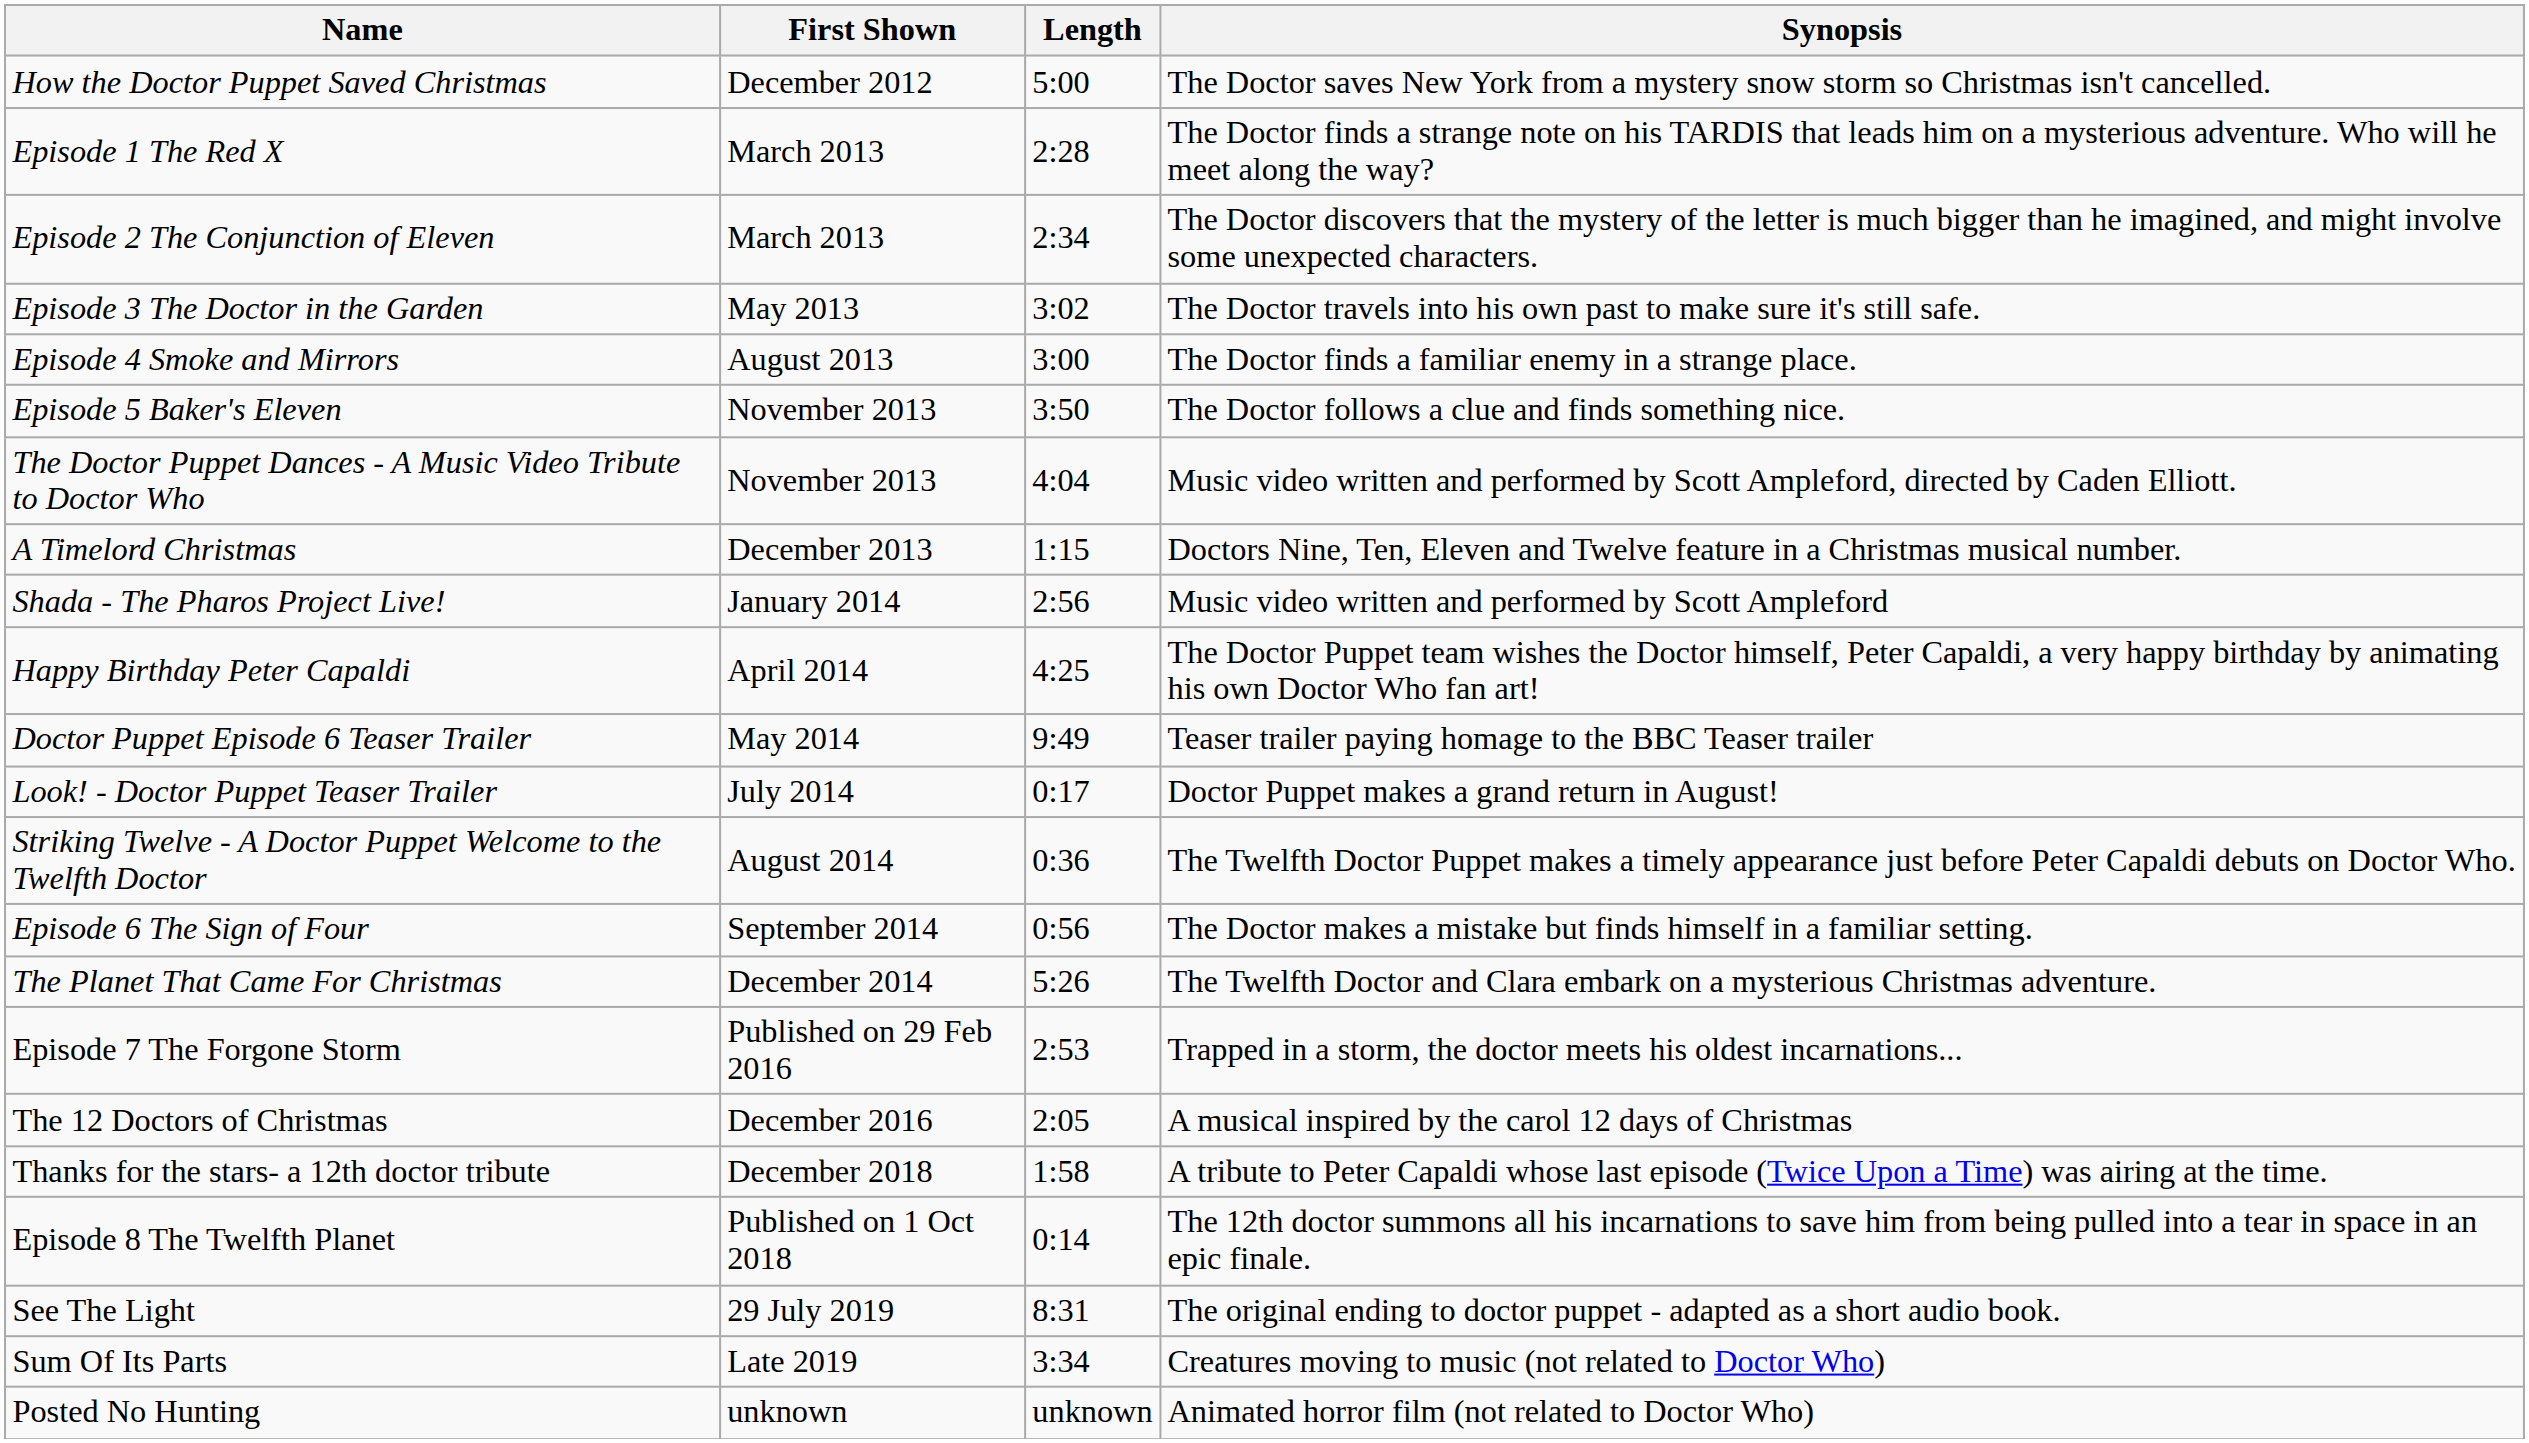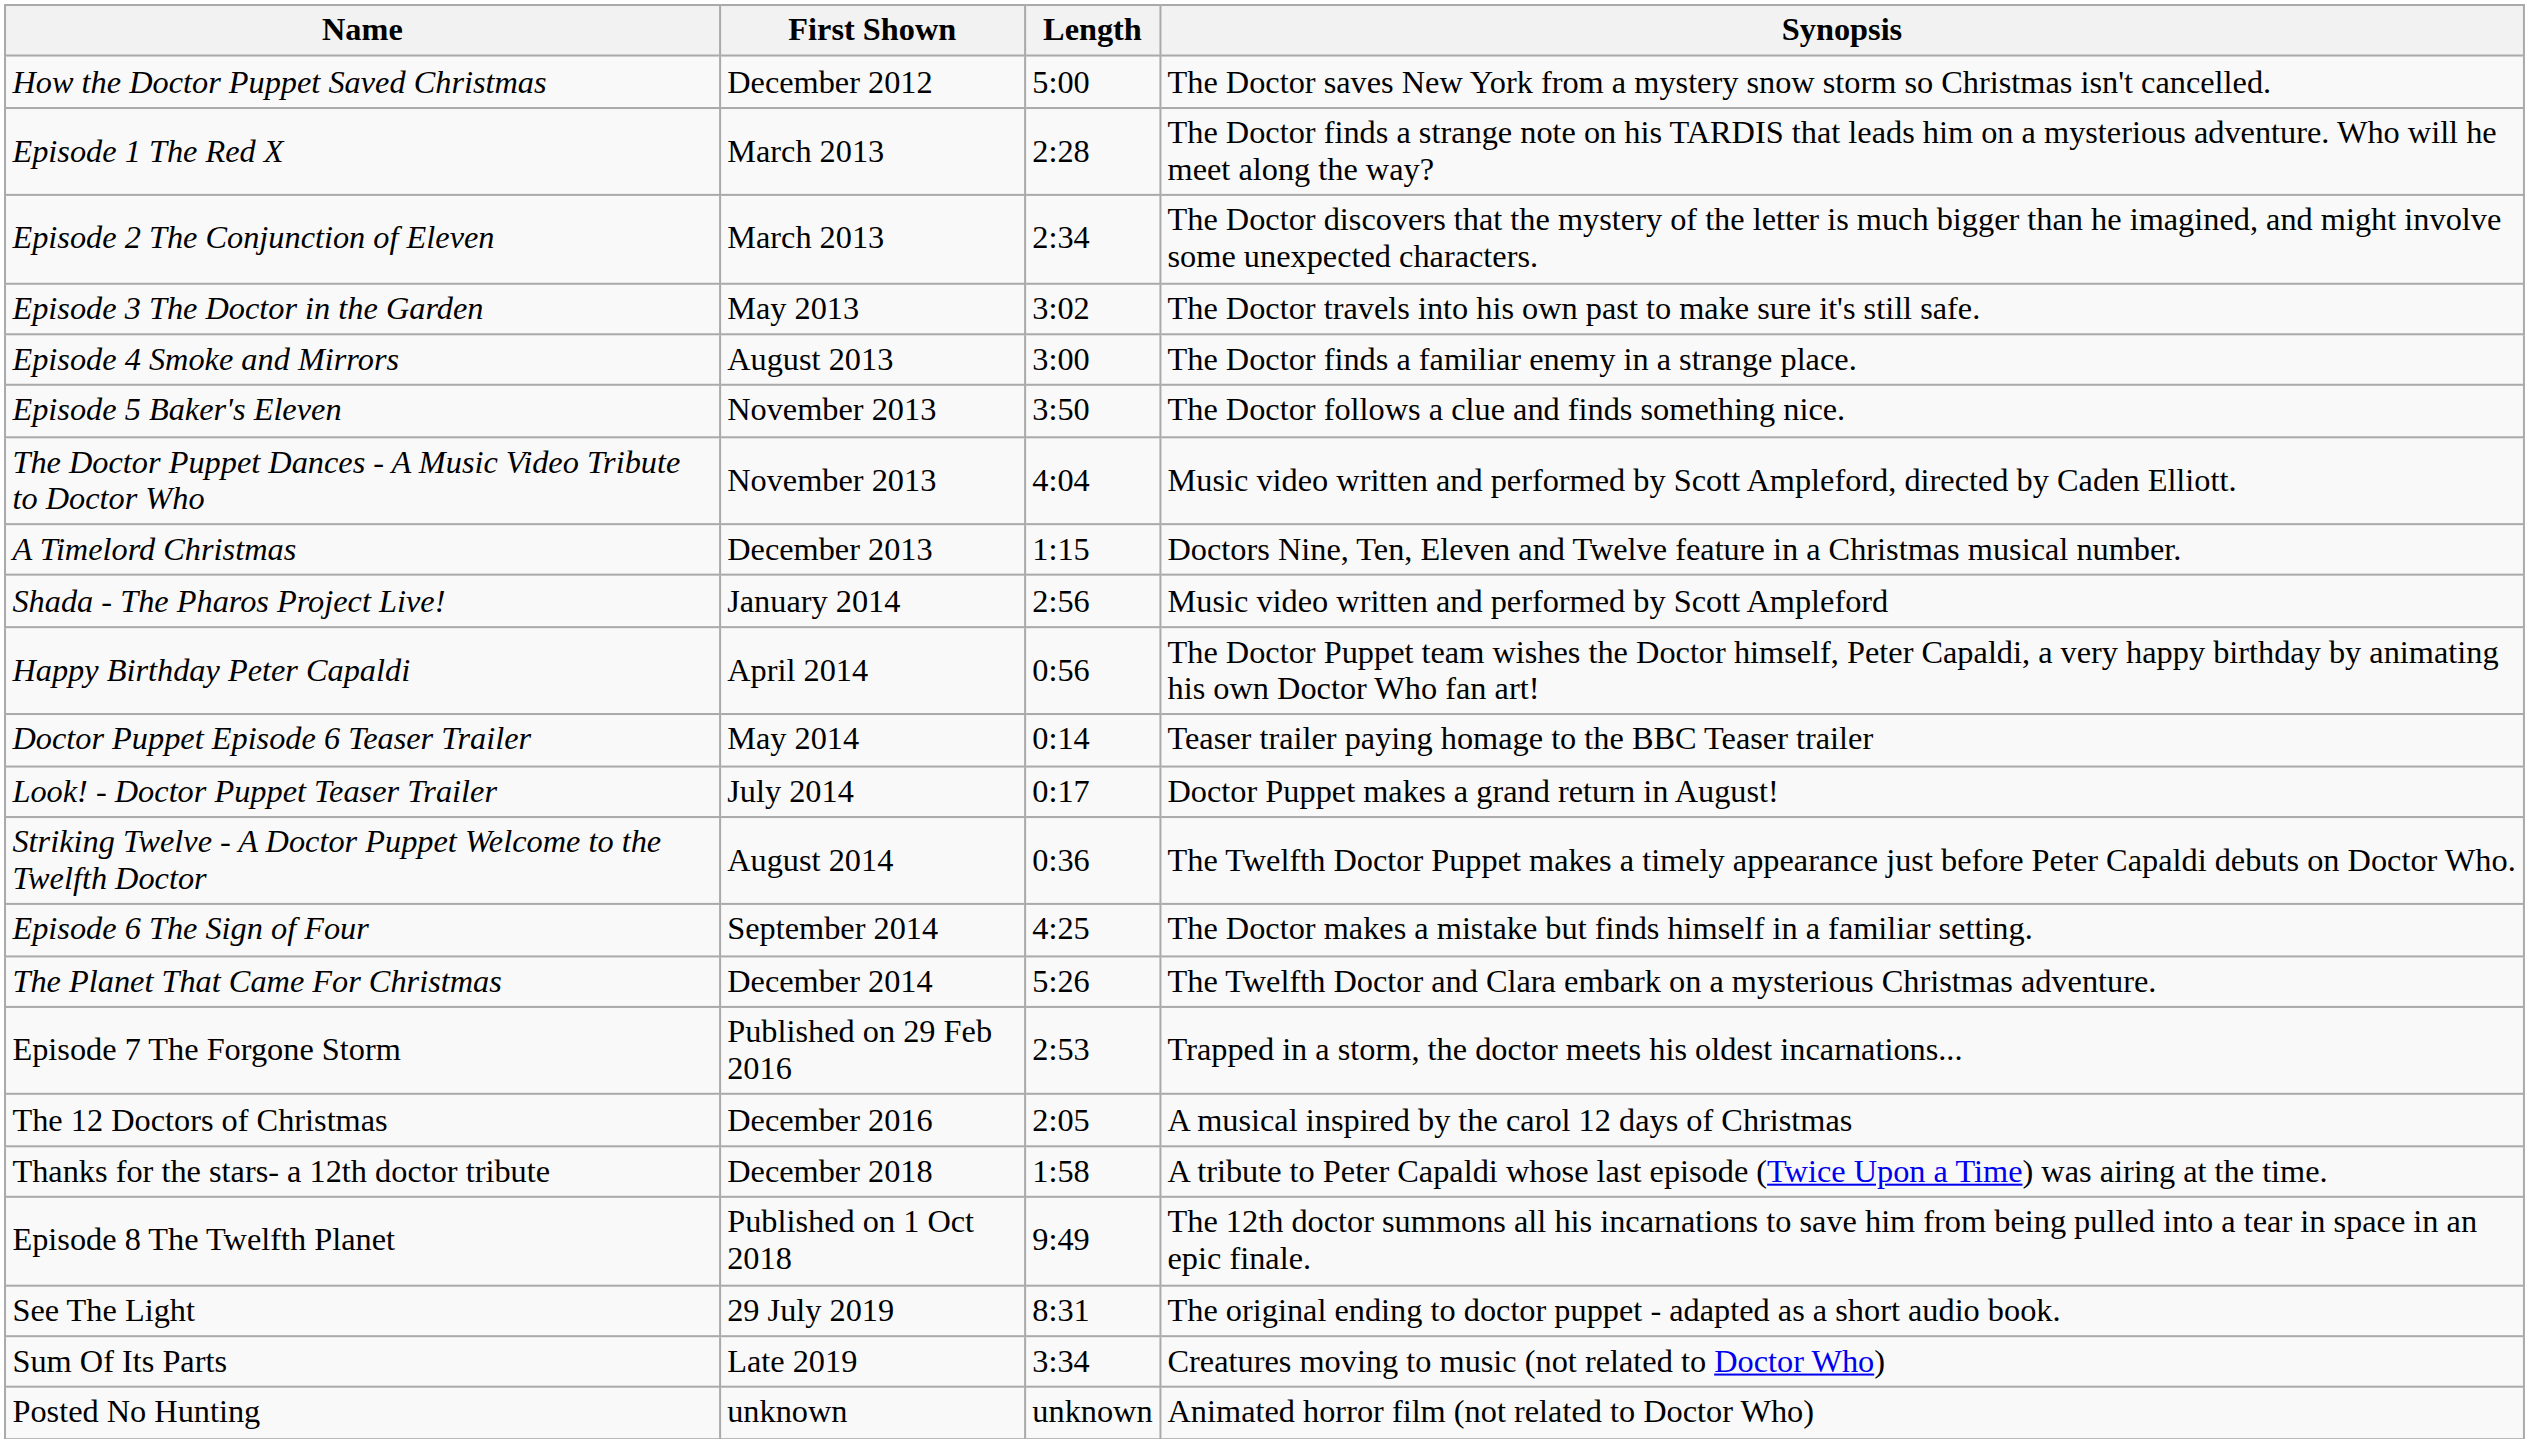(1061, 669) 4:25 -> (1061, 669) 0:56
(1061, 739) 9:49 -> (1061, 739) 0:14
(1061, 929) 0:56 -> (1061, 929) 4:25
(1061, 1240) 0:14 -> (1061, 1240) 9:49
